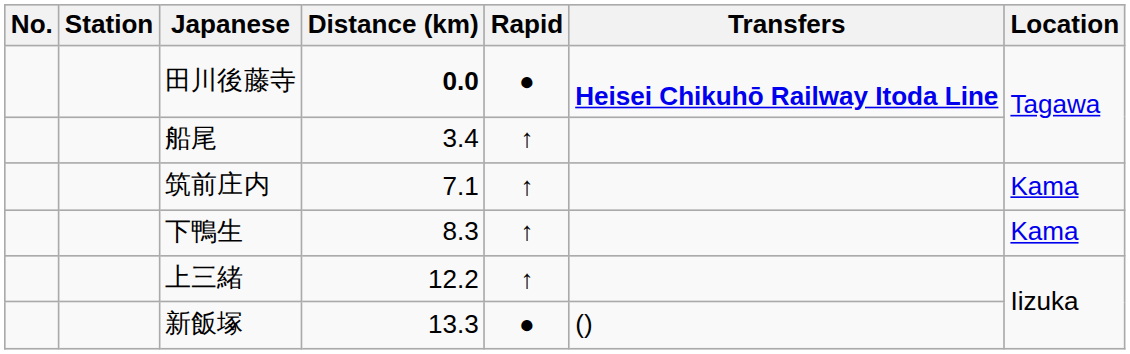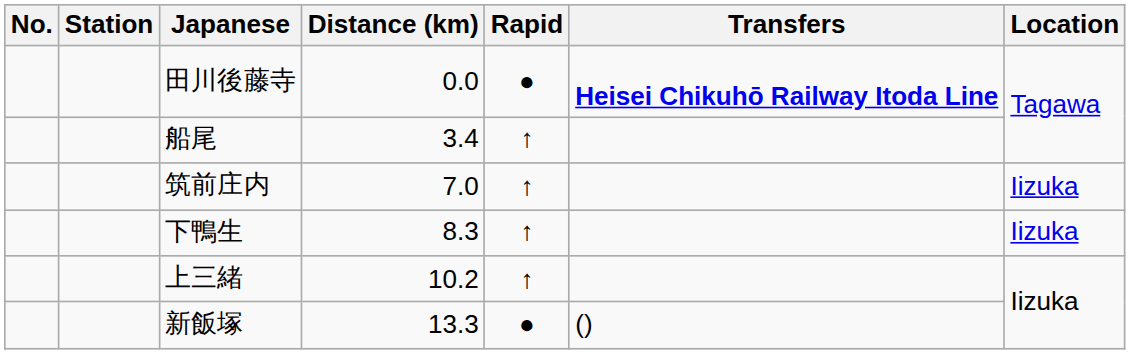(461, 81) bold -> (461, 81) normal
(461, 185) 7.1 -> (461, 185) 7.0
(1044, 185) Kama -> (1044, 185) Iizuka
(1044, 232) Kama -> (1044, 232) Iizuka
(453, 278) 12.2 -> (453, 278) 10.2
